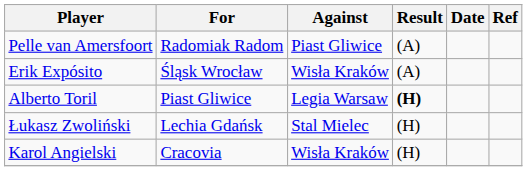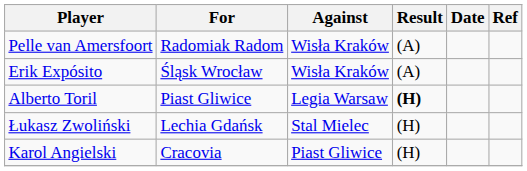(337, 44) Piast Gliwice -> (340, 44) Wisła Kraków
(340, 152) Wisła Kraków -> (337, 152) Piast Gliwice
